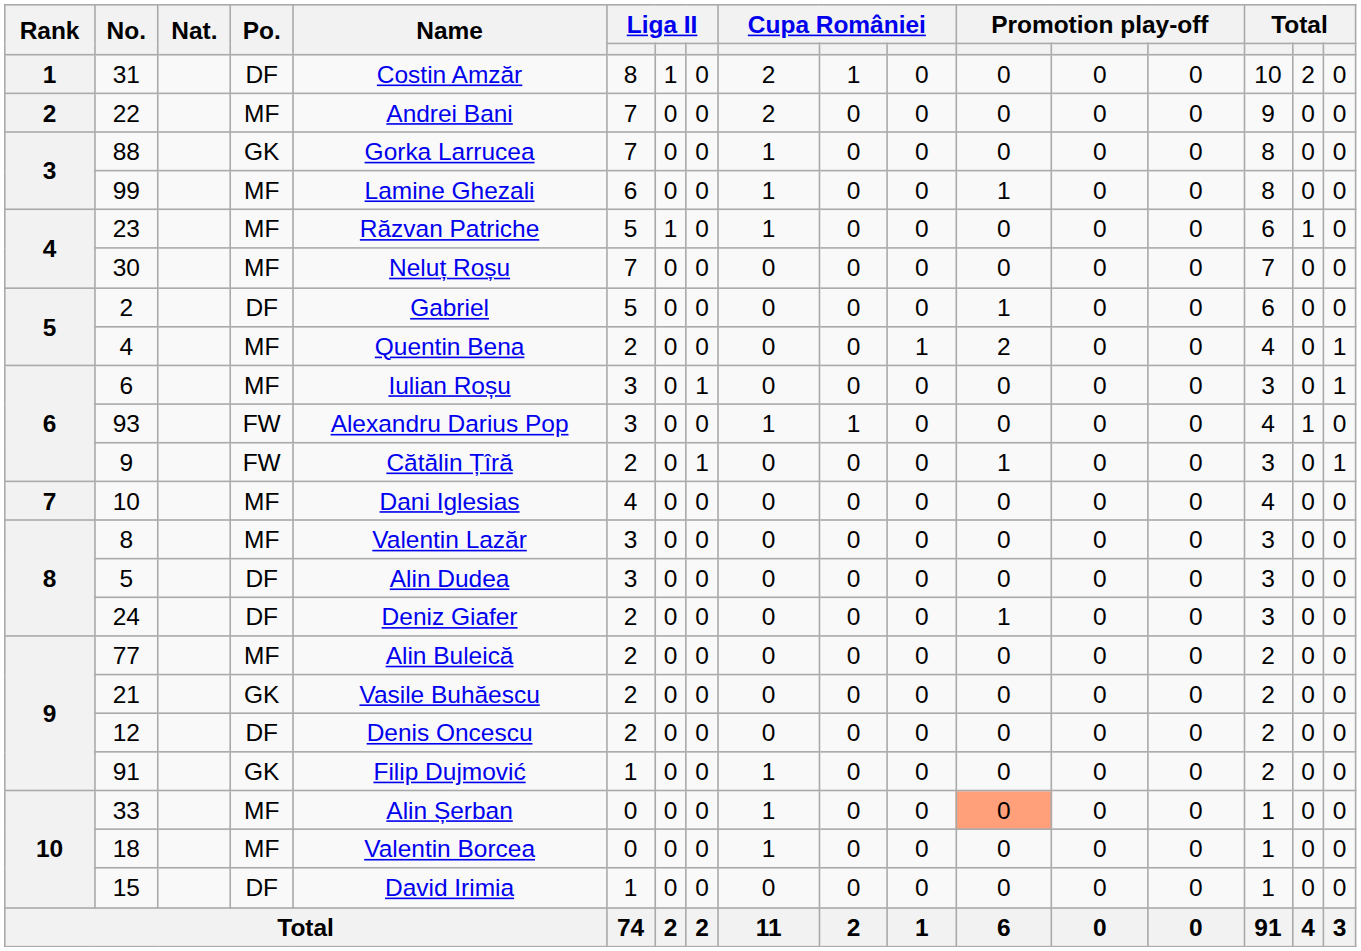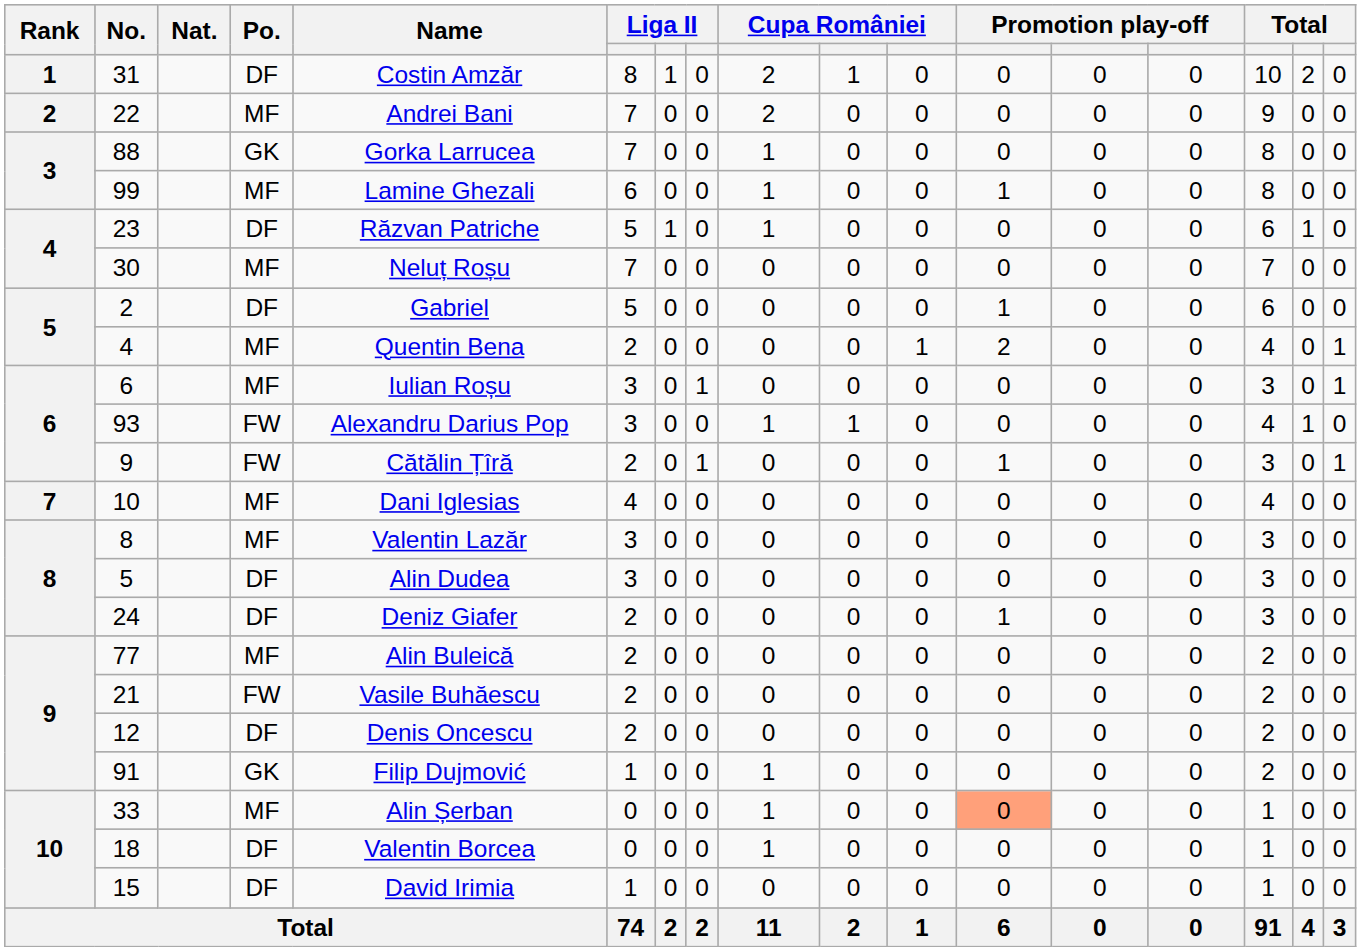(262, 229) MF -> (262, 229) DF
(262, 694) GK -> (262, 694) FW
(262, 849) MF -> (262, 849) DF
